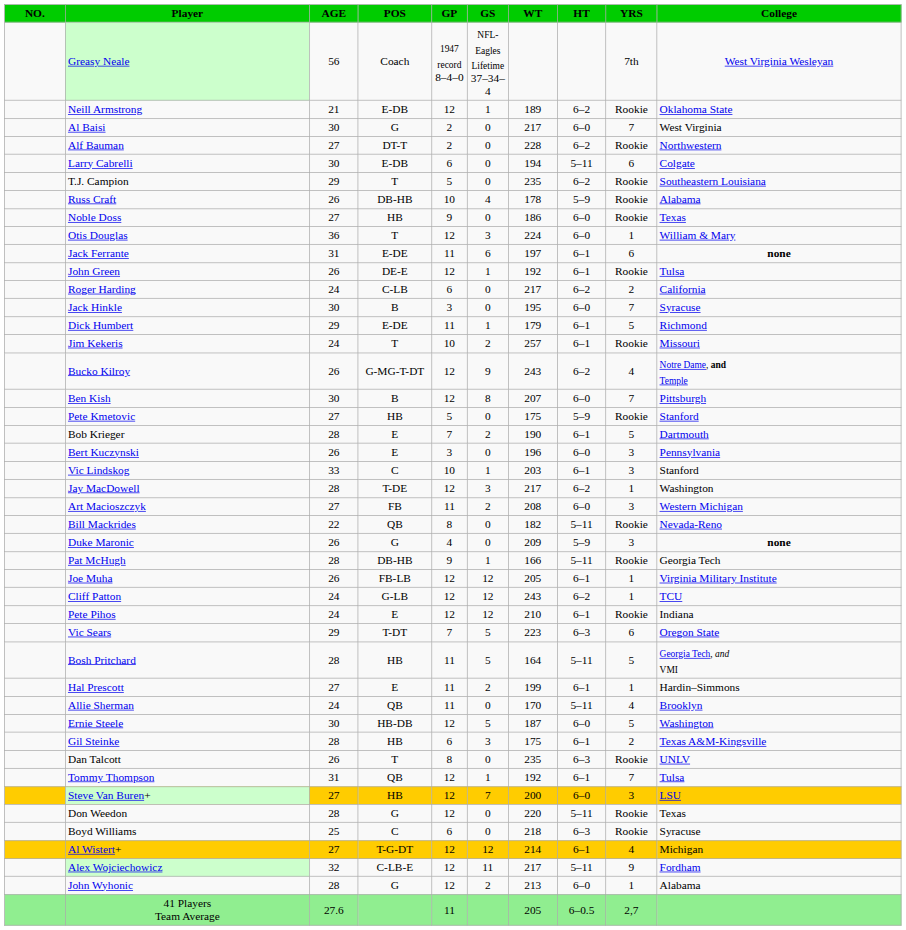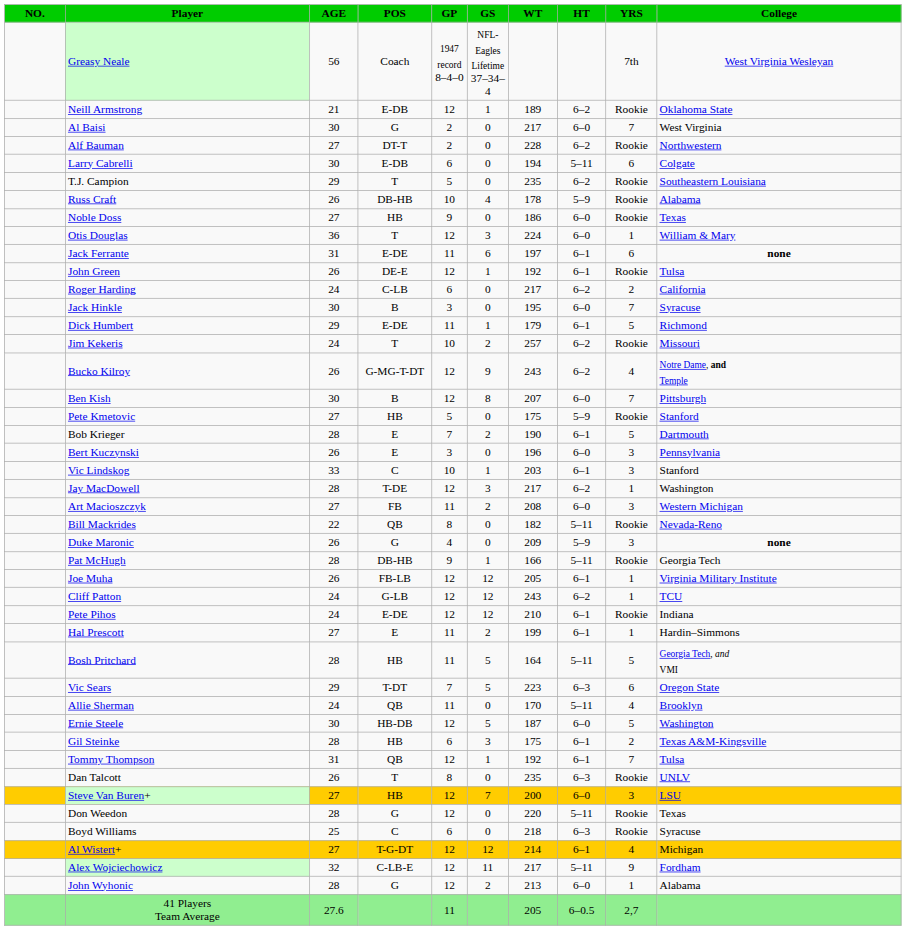(582, 343) 6–1 -> (582, 343) 6–2
(395, 614) E -> (395, 614) E-DE
rows swapped: (96, 687) <-> (90, 632)
rows swapped: (94, 759) <-> (111, 777)
